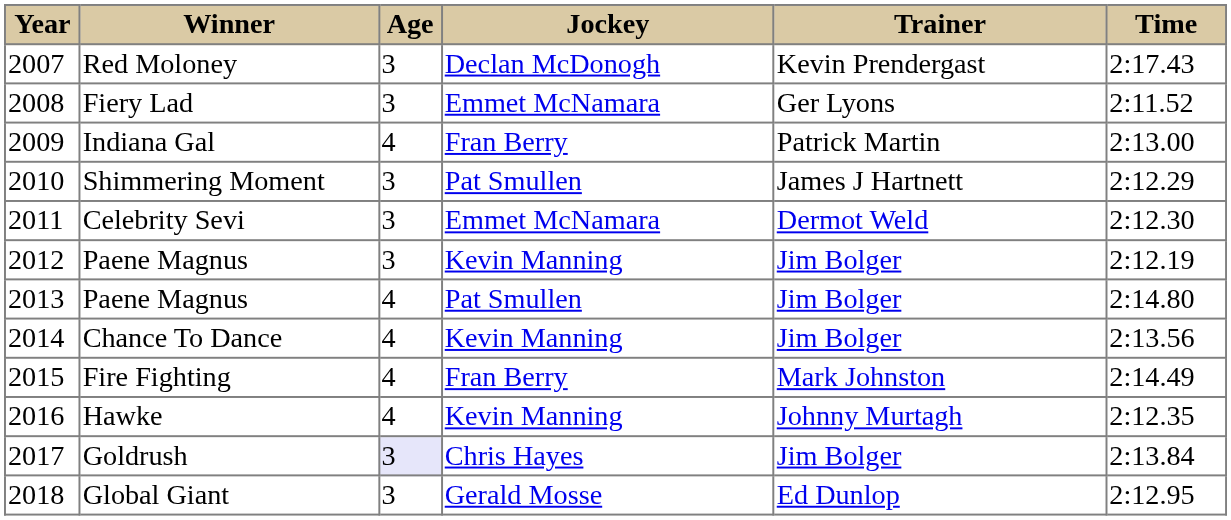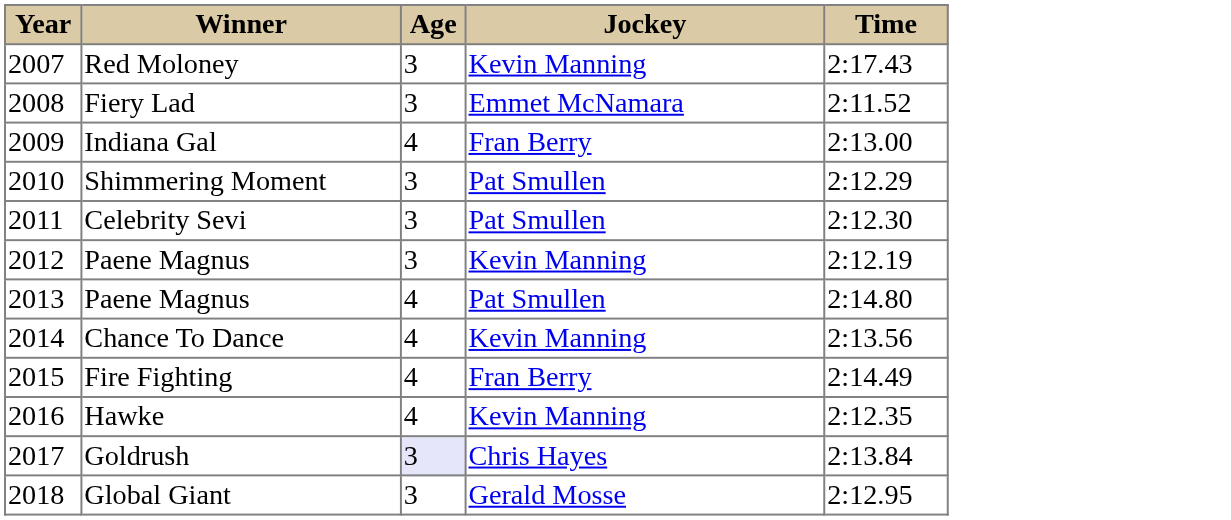- column: (940, 24)
(552, 63) Declan McDonogh -> (557, 63) Kevin Manning
(552, 220) Emmet McNamara -> (537, 220) Pat Smullen
